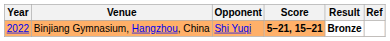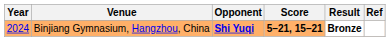(18, 29) 2022 -> (18, 29) 2024
(233, 29) normal -> (234, 29) bold
